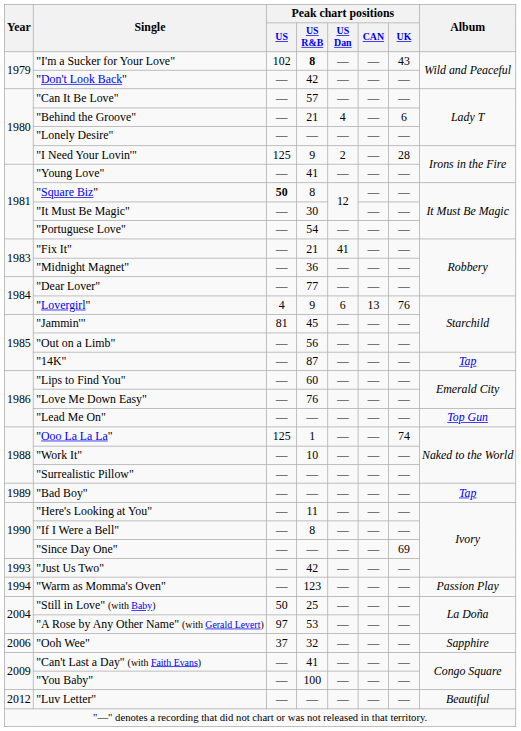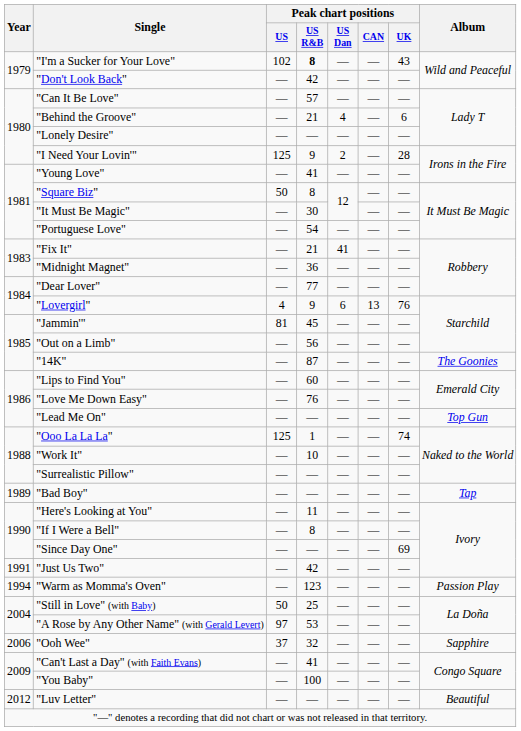(282, 192) bold -> (282, 192) normal
(468, 361) Tap -> (468, 361) The Goonies
(19, 568) 1993 -> (19, 568) 1991
